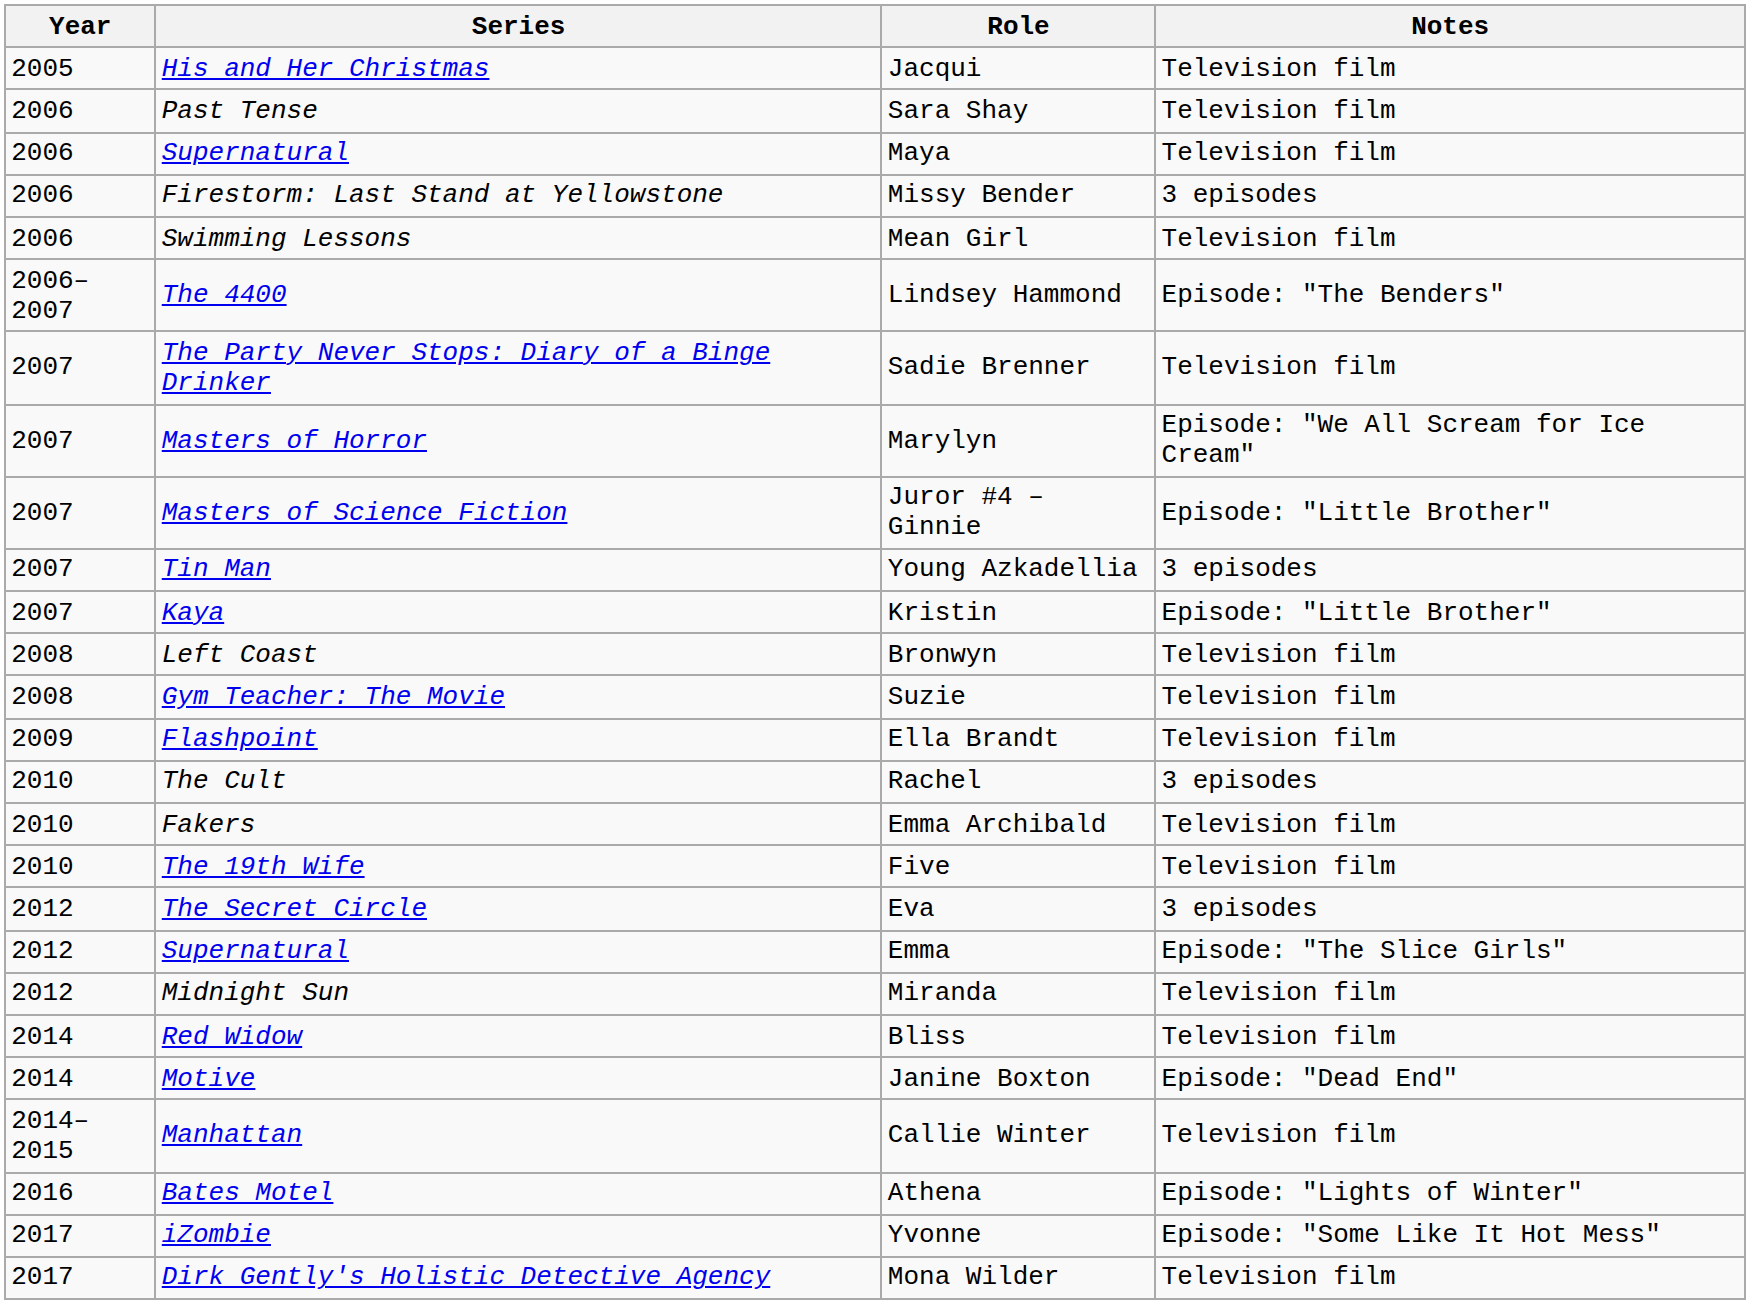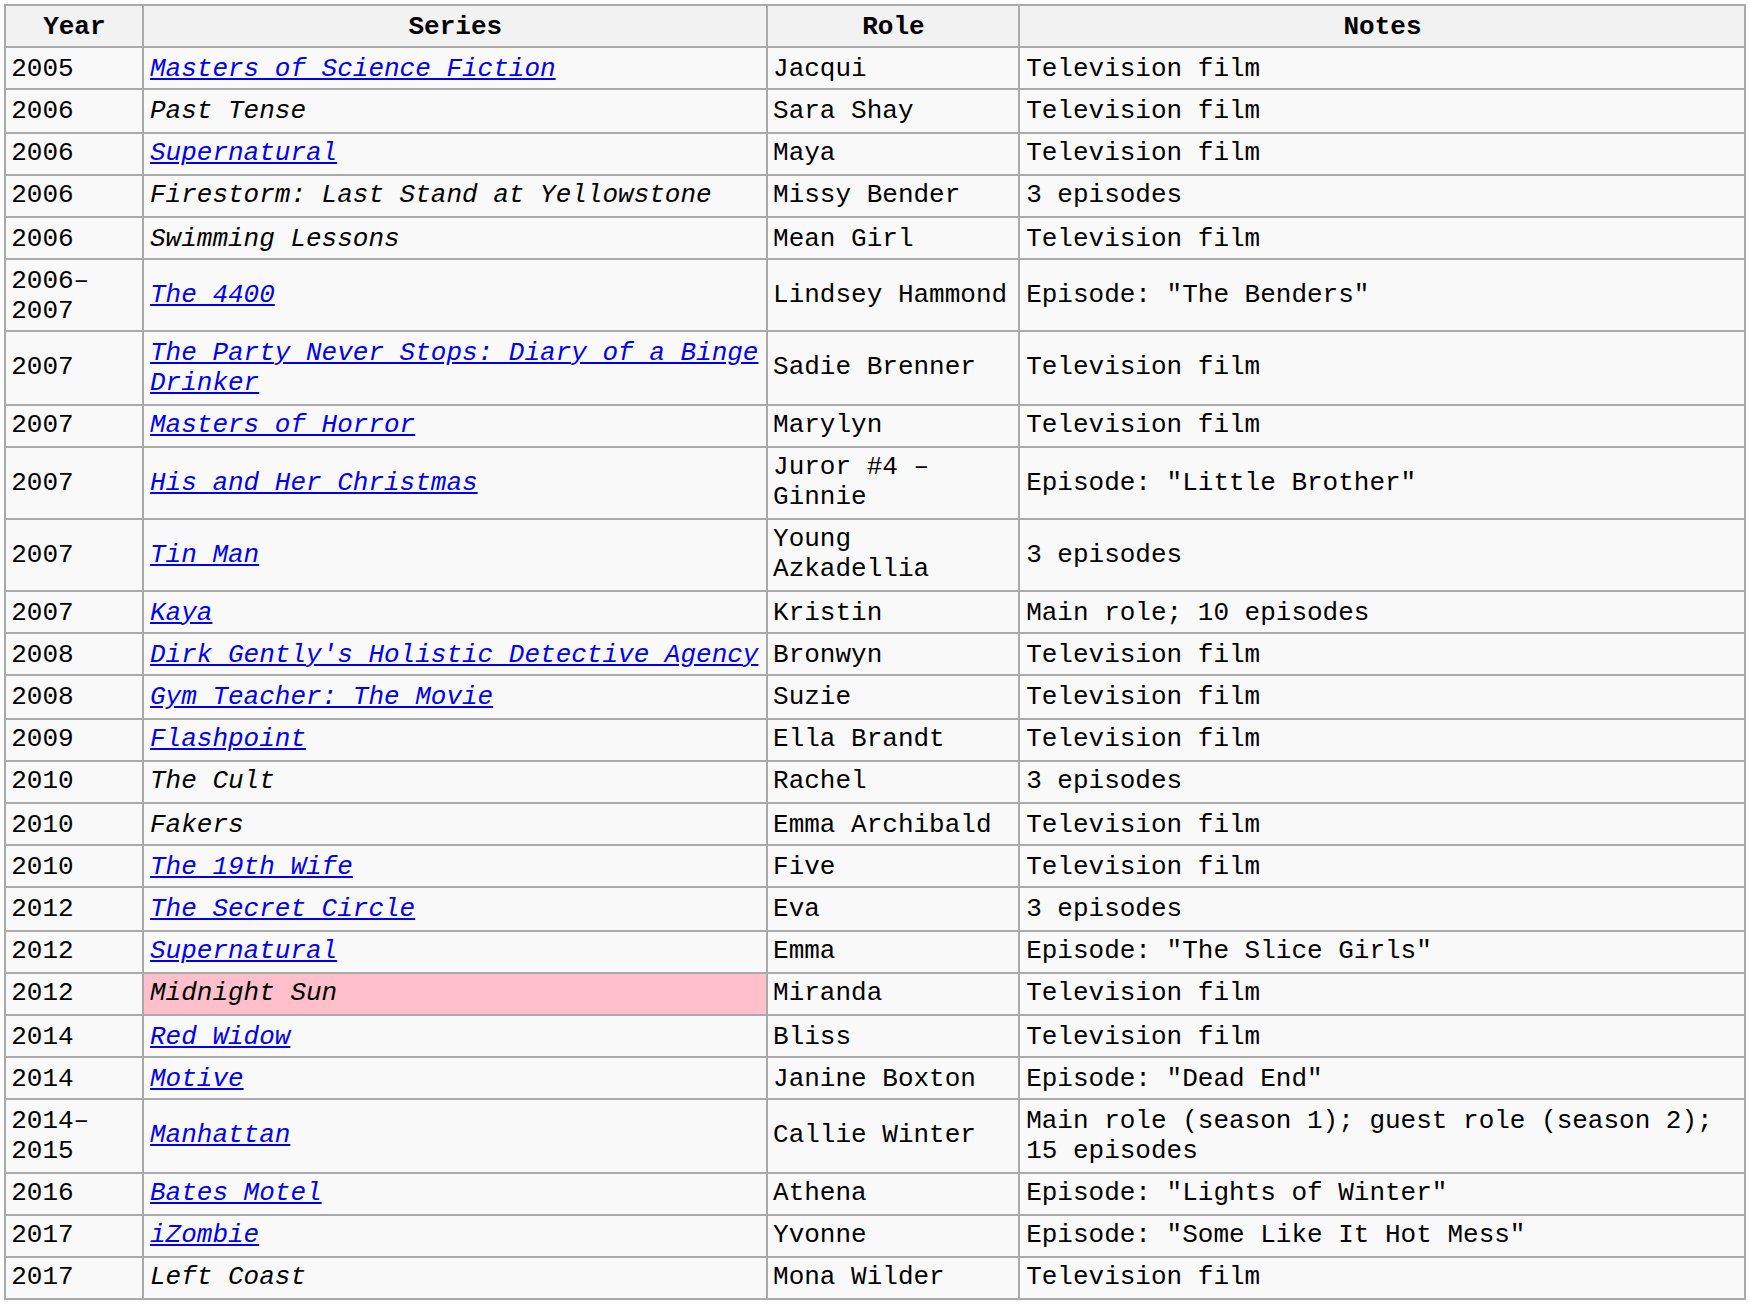(326, 69) His and Her Christmas -> (353, 69) Masters of Science Fiction
(1403, 440) Episode: "We All Scream for Ice Cream" -> (1143, 425) Television film
(365, 513) Masters of Science Fiction -> (314, 483) His and Her Christmas
(1357, 612) Episode: "Little Brother" -> (1198, 612) Main role; 10 episodes
(240, 655) Left Coast -> (454, 655) Dirk Gently's Holistic Detective Agency
(255, 994) no background -> (244, 994) pink background
(1279, 1136) Television film -> (1369, 1136) Main role (season 1); guest role (season 2); 15 episodes
(466, 1278) Dirk Gently's Holistic Detective Agency -> (228, 1278) Left Coast
